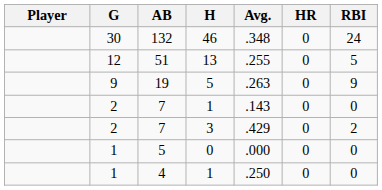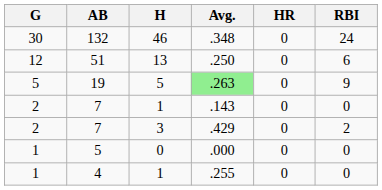- column: (47, 15)
(258, 60) .255 -> (222, 60) .250
(354, 60) 5 -> (347, 60) 6
(114, 83) 9 -> (36, 83) 5
(258, 83) no background -> (222, 83) lightgreen background
(258, 173) .250 -> (222, 173) .255
